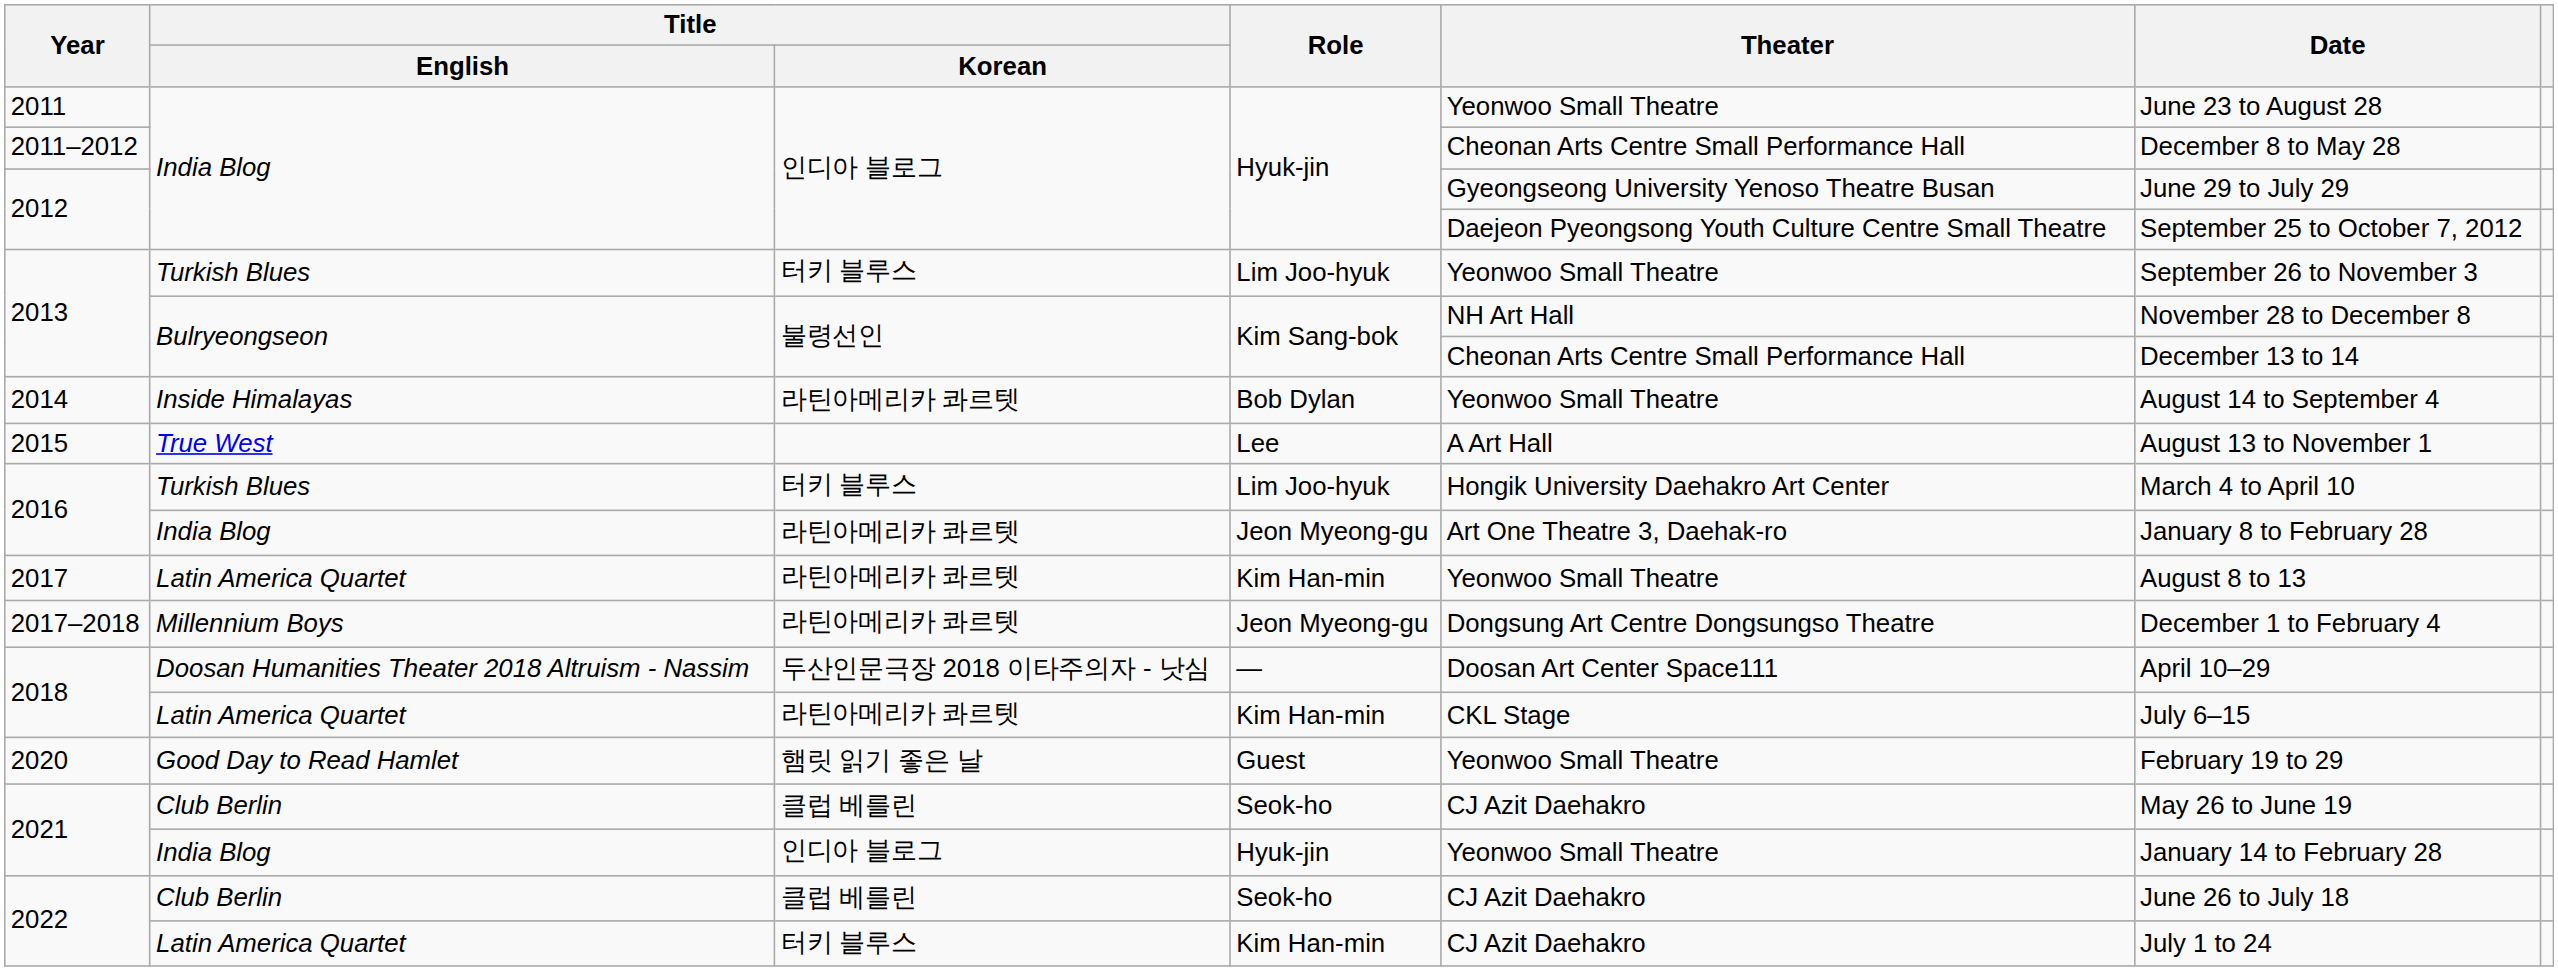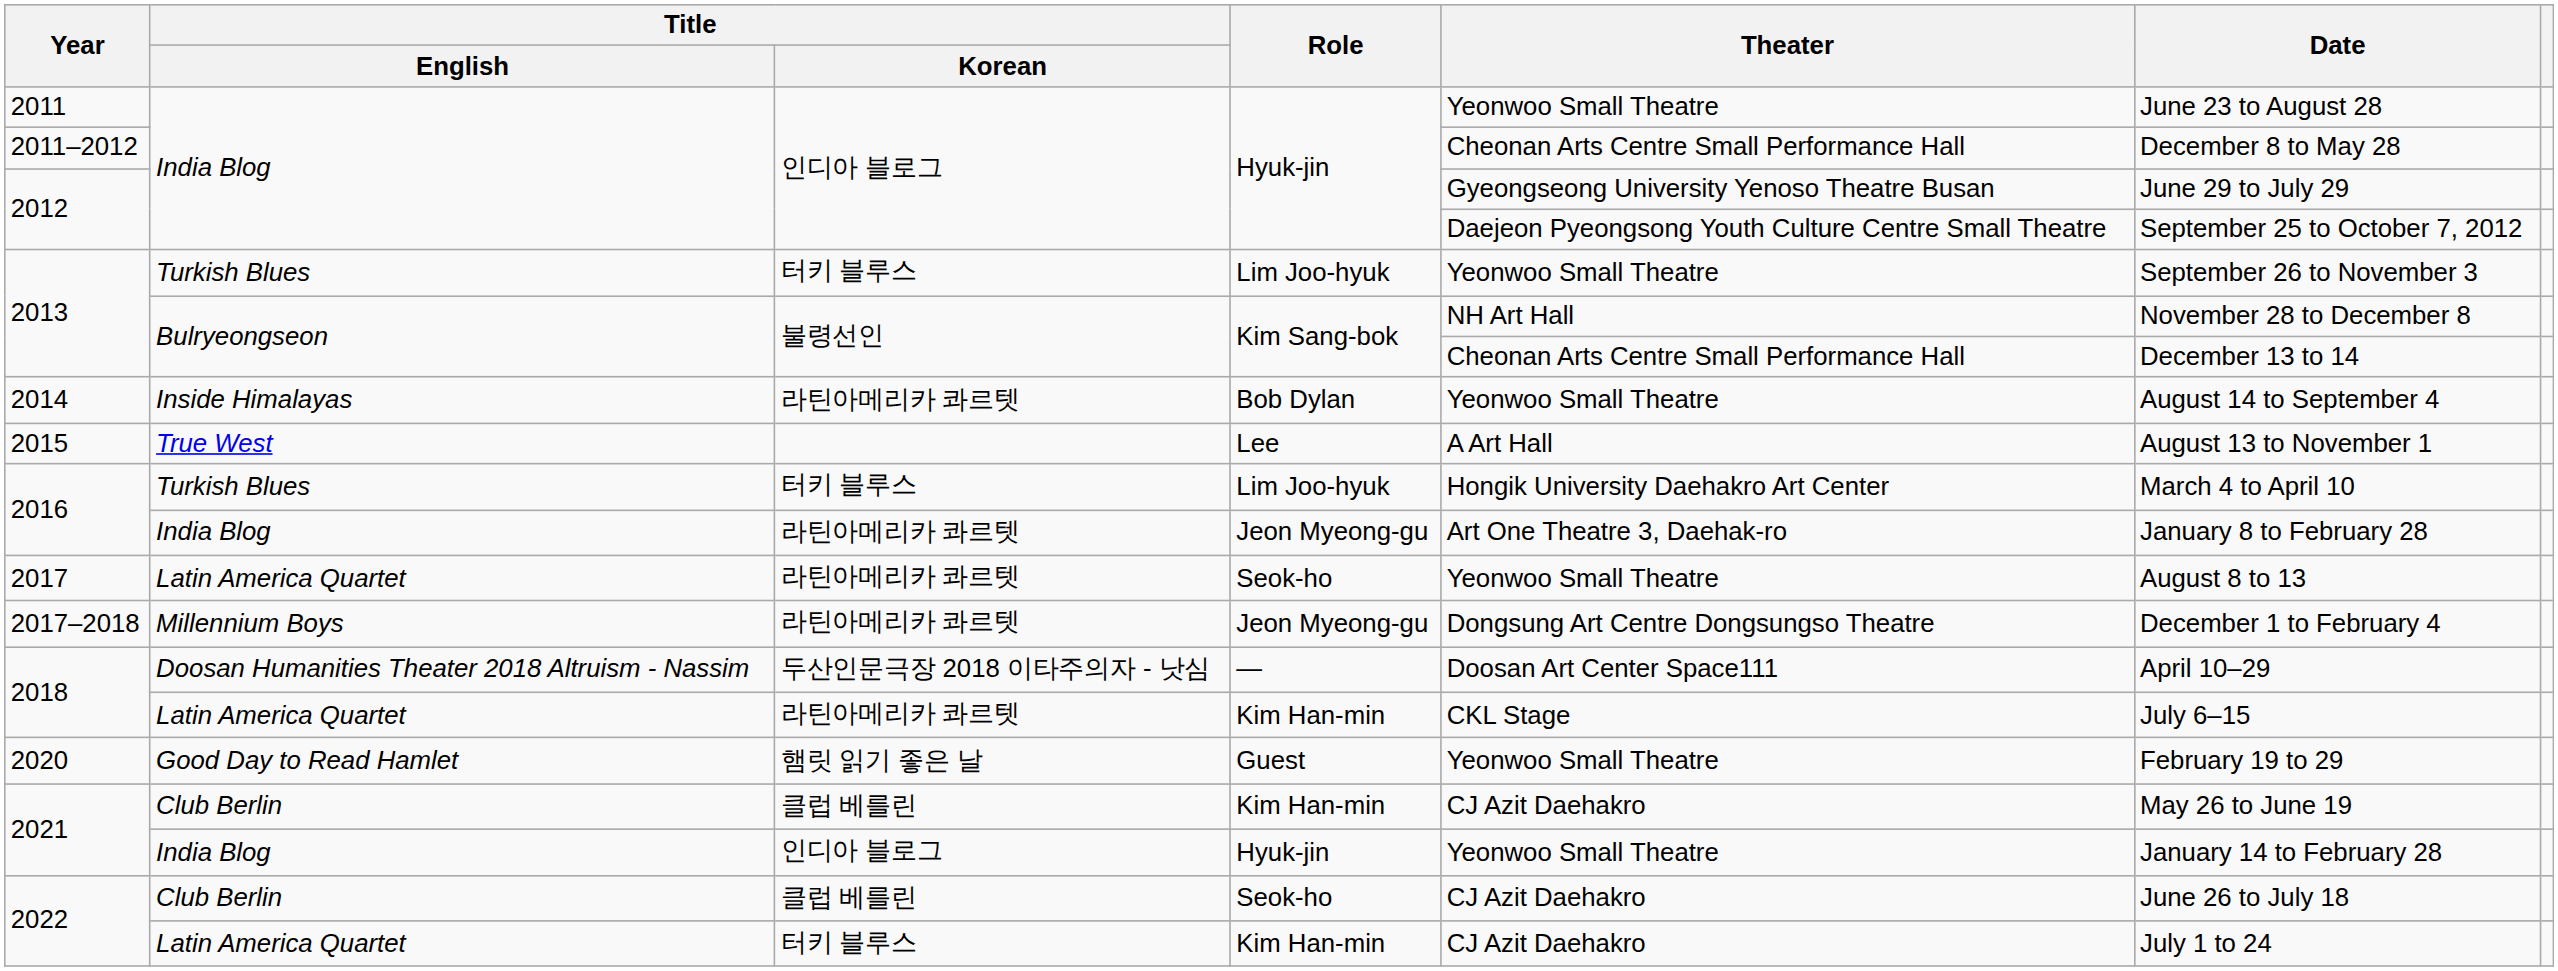(1311, 577) Kim Han-min -> (1284, 577) Seok-ho
(1284, 806) Seok-ho -> (1311, 806) Kim Han-min
